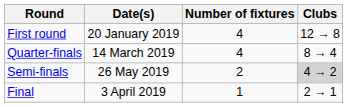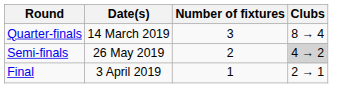- row: (37, 33)
(240, 53) 4 -> (230, 33) 3
